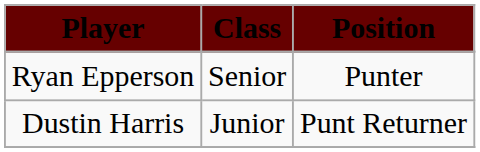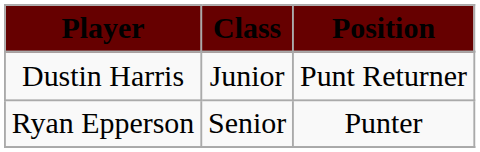rows swapped: (103, 75) <-> (103, 123)
